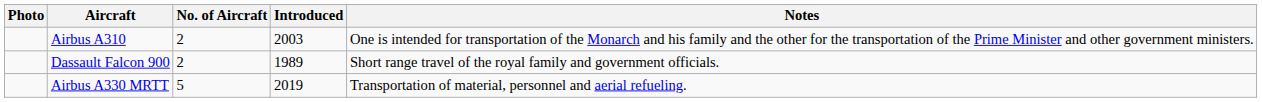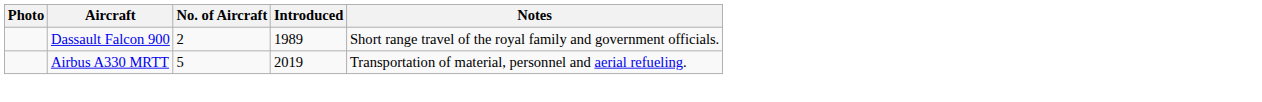- row: (88, 39)
